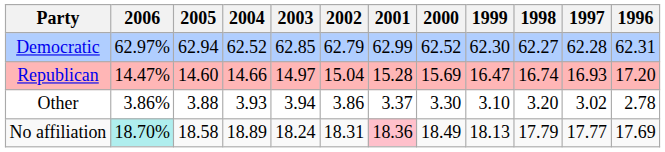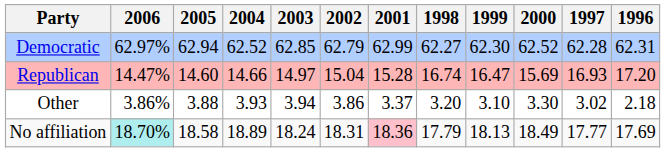columns swapped: (441, 18) <-> (538, 18)
(640, 103) 2.78 -> (640, 103) 2.18
